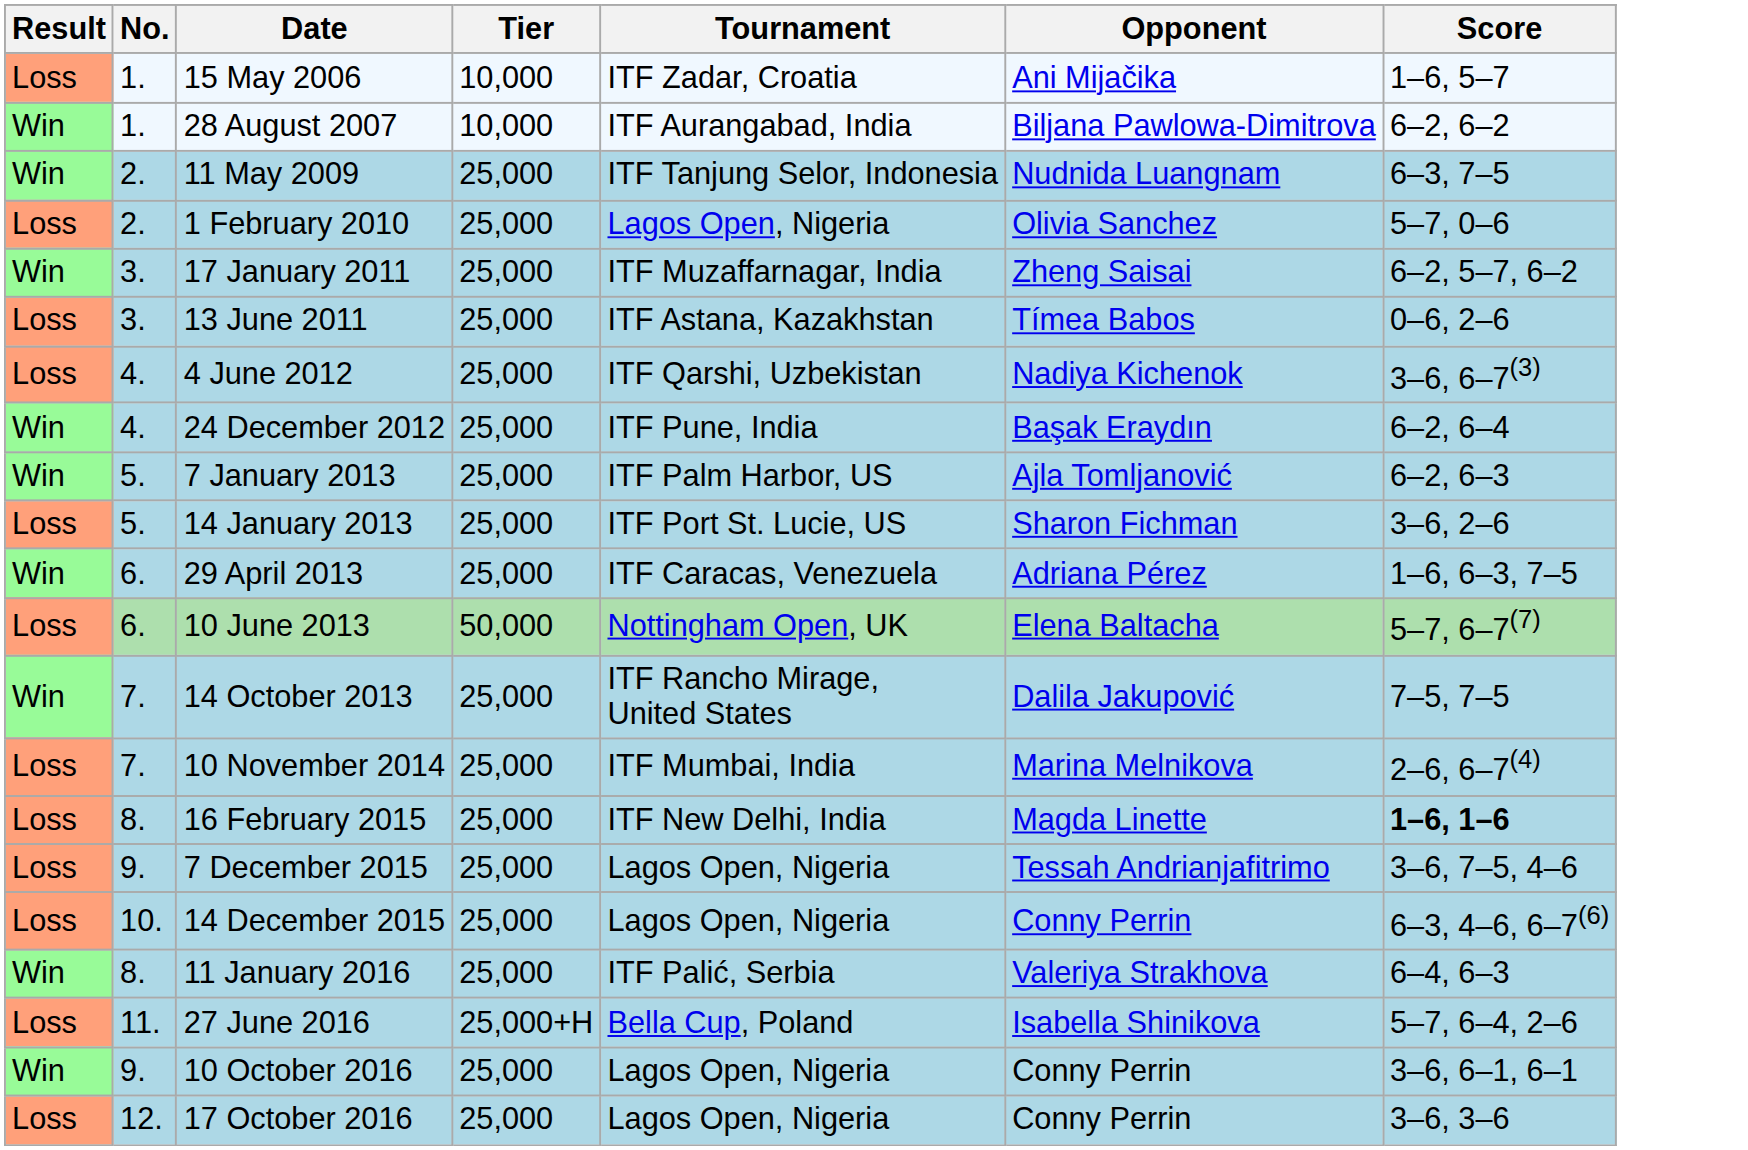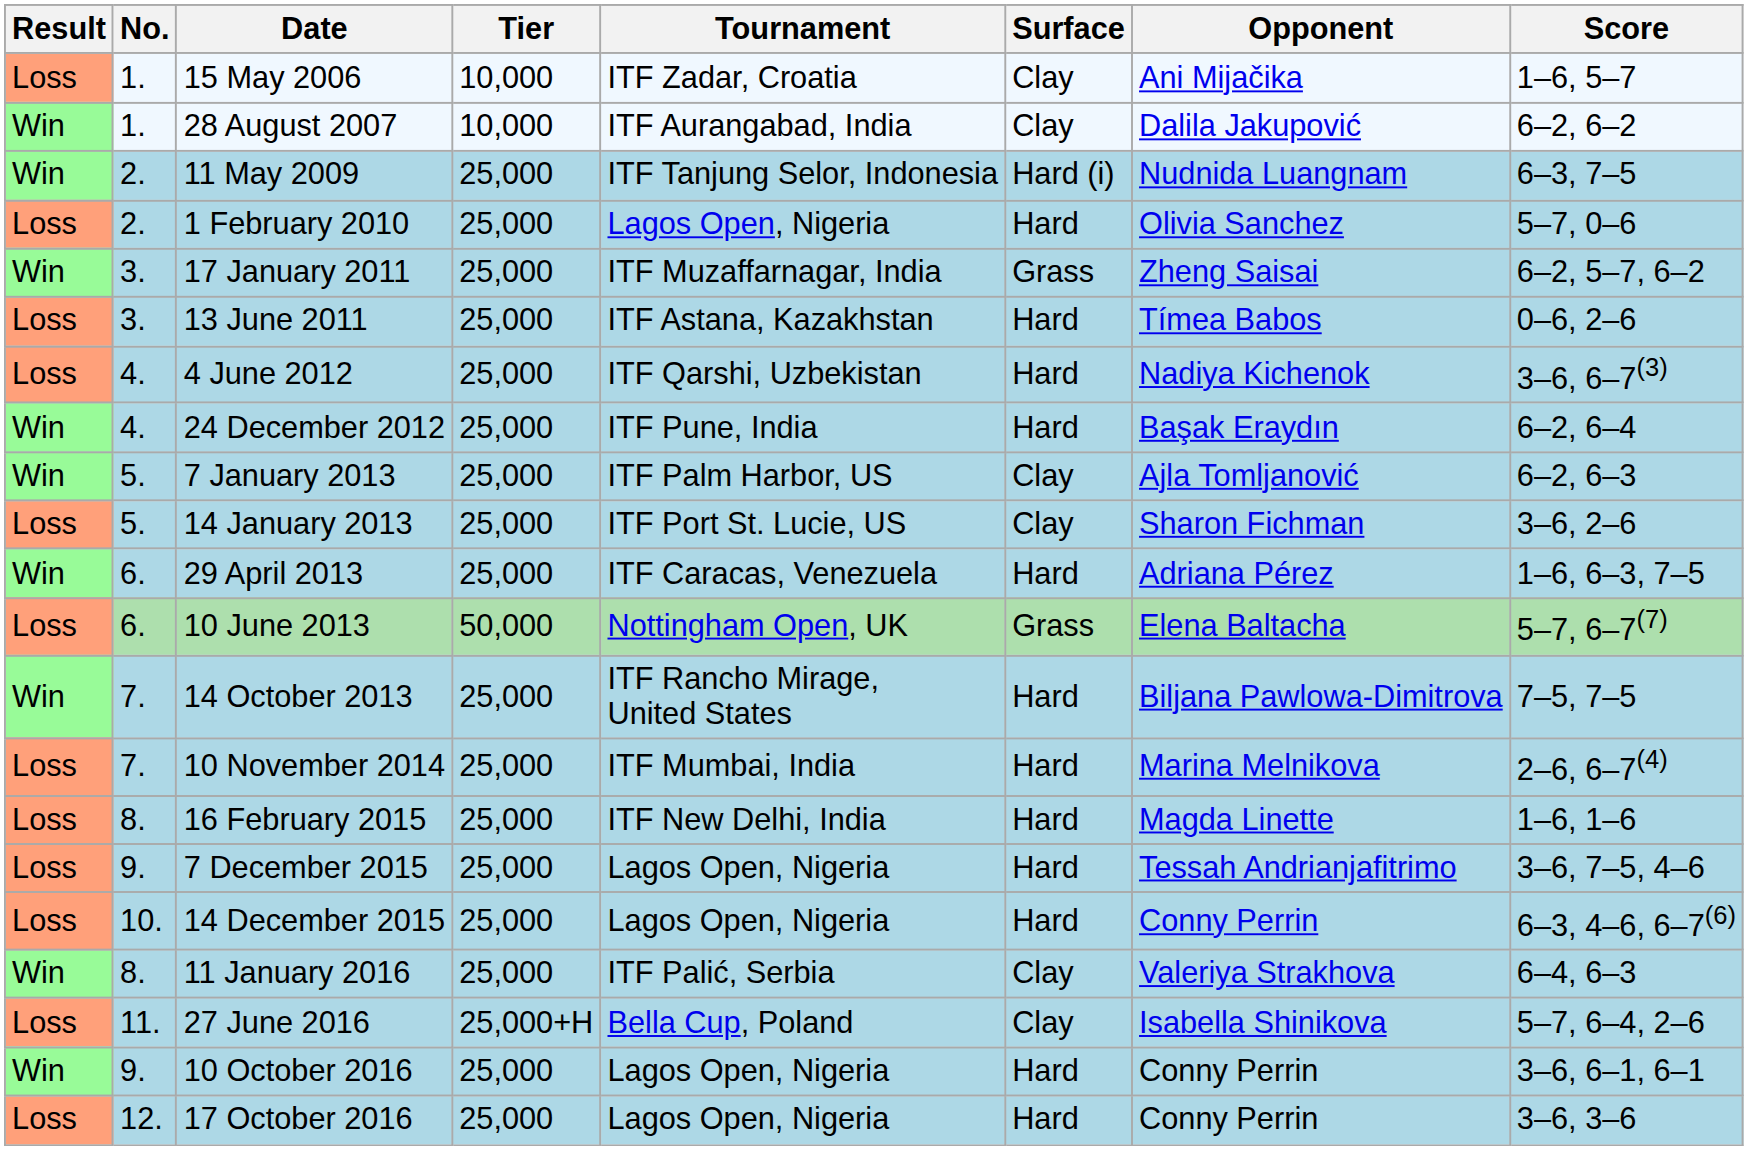+ column: (1069, 28)
(1194, 126) Biljana Pawlowa-Dimitrova -> (1250, 126) Dalila Jakupović
(1123, 696) Dalila Jakupović -> (1321, 696) Biljana Pawlowa-Dimitrova
(1450, 819) bold -> (1577, 819) normal
